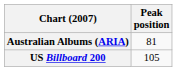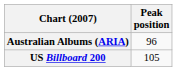(152, 41) 81 -> (152, 41) 96
